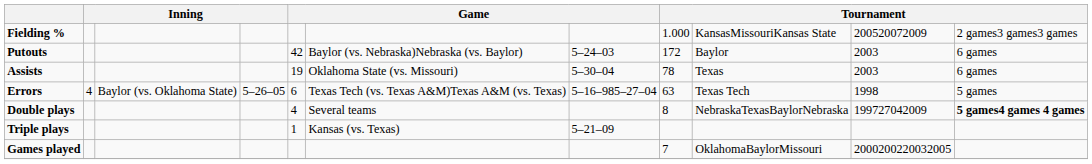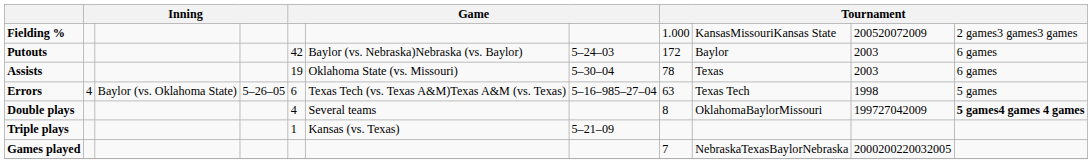(772, 110) NebraskaTexasBaylorNebraska -> (759, 110) OklahomaBaylorMissouri
(759, 149) OklahomaBaylorMissouri -> (772, 149) NebraskaTexasBaylorNebraska
